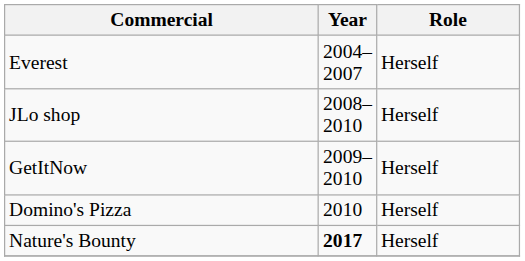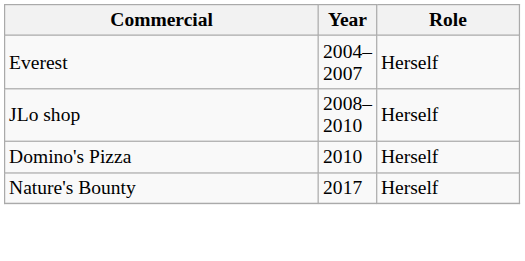- row: (48, 167)
(343, 240) bold -> (343, 187) normal
